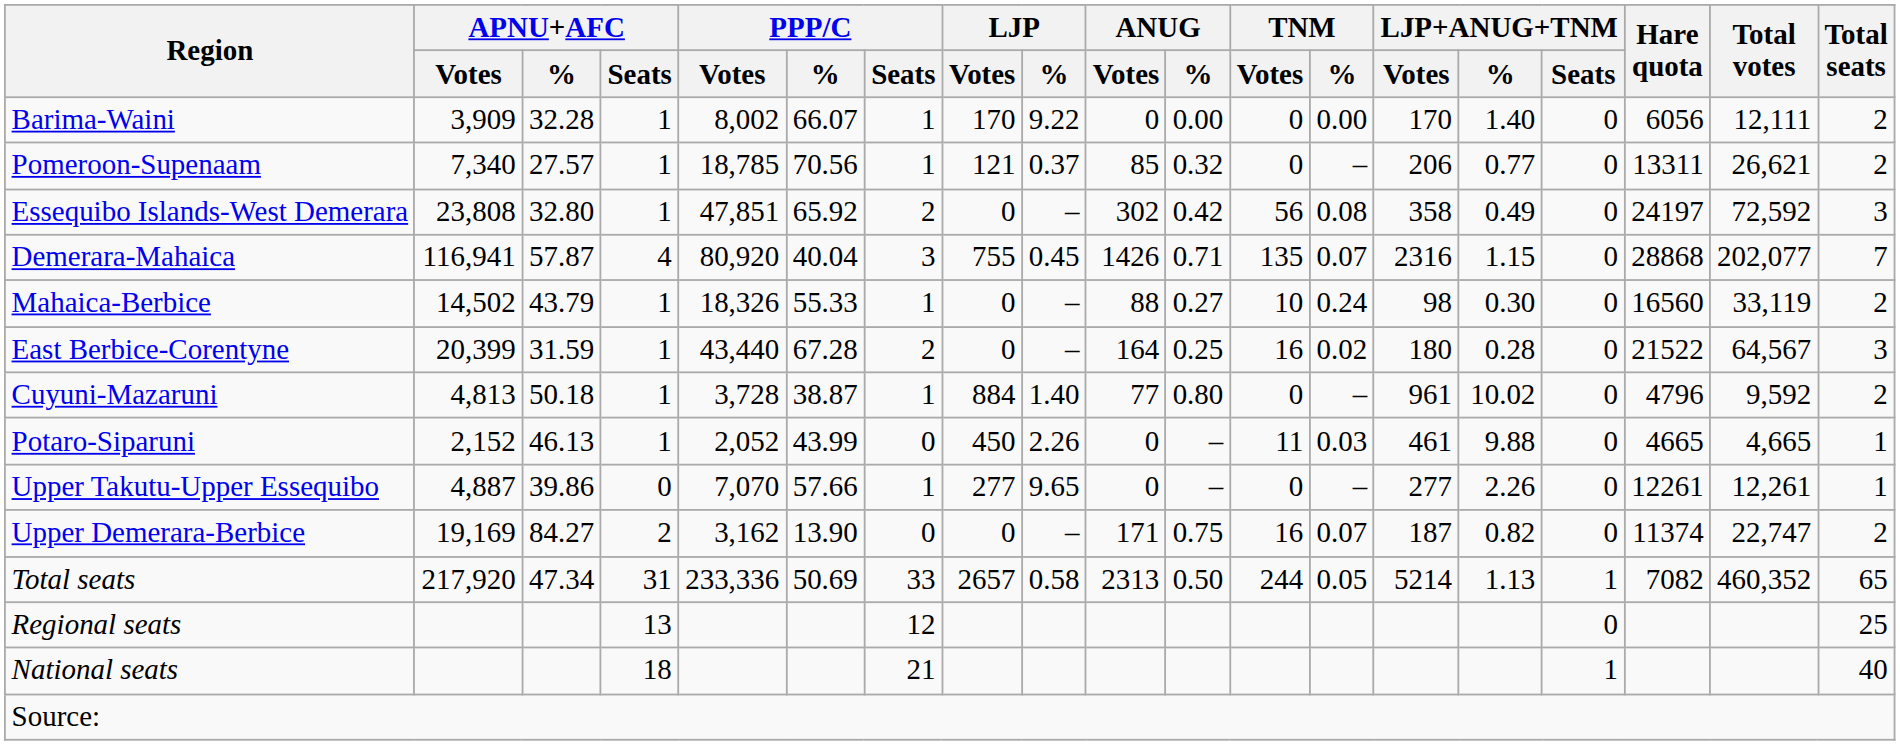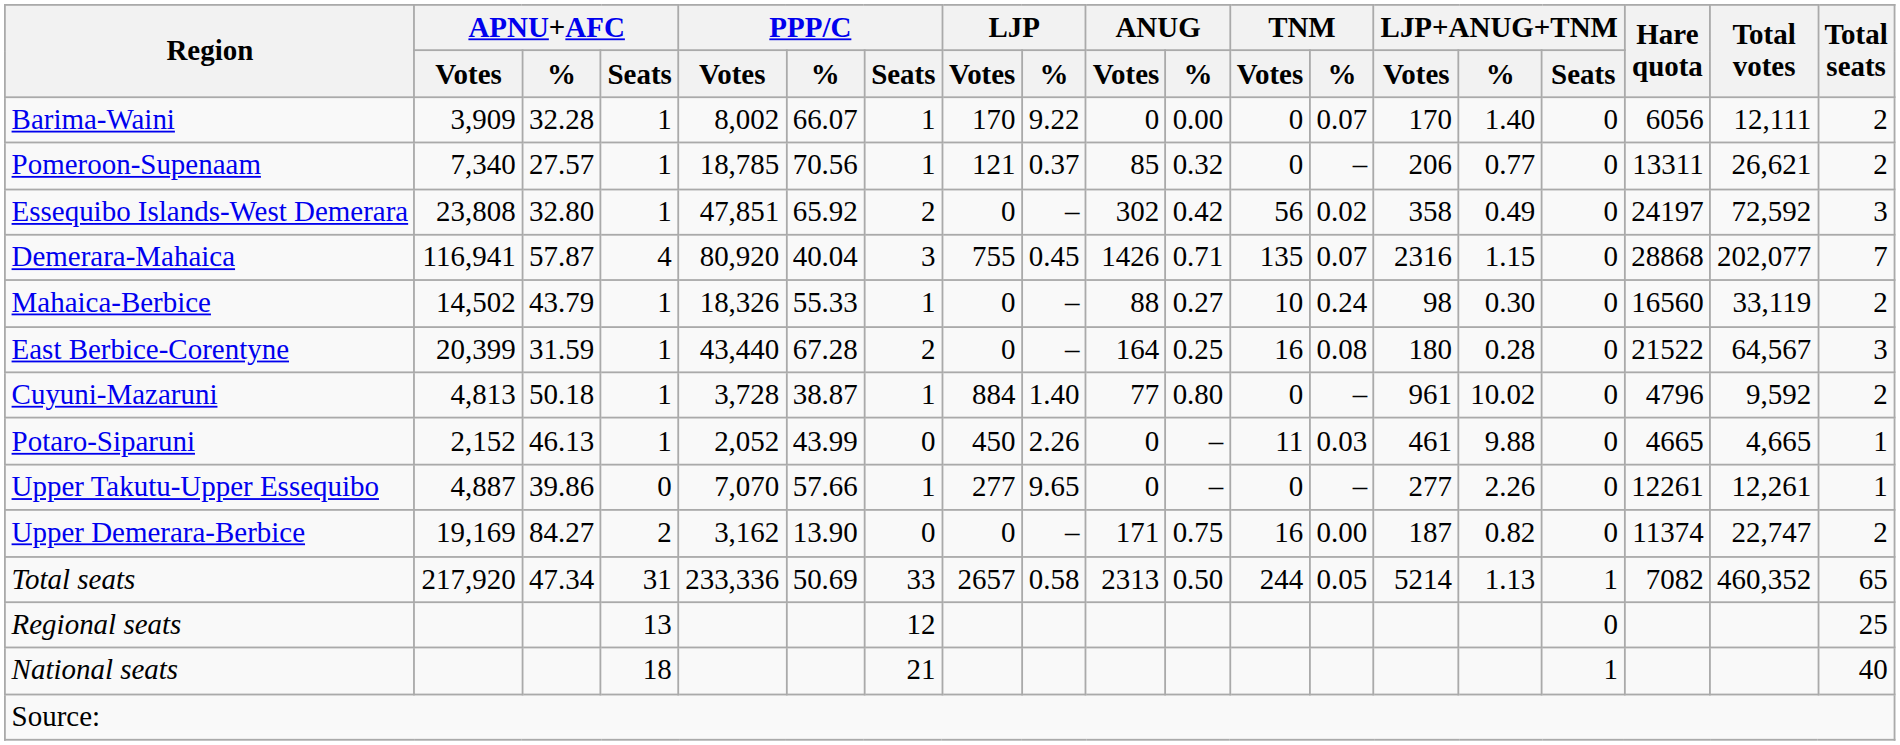(1342, 119) 0.00 -> (1342, 119) 0.07
(1342, 211) 0.08 -> (1342, 211) 0.02
(1342, 348) 0.02 -> (1342, 348) 0.08
(1342, 532) 0.07 -> (1342, 532) 0.00
